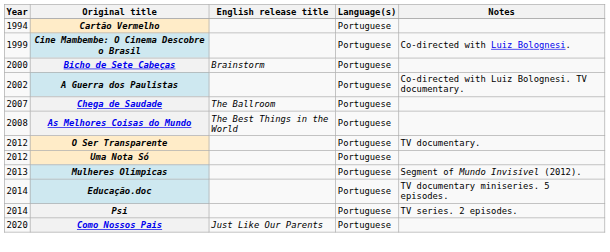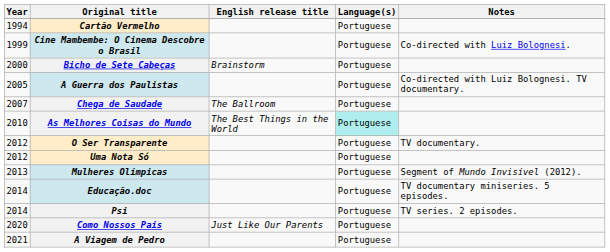(17, 84) 2002 -> (17, 84) 2005
(17, 123) 2008 -> (17, 123) 2010
(364, 123) no background -> (364, 123) paleturquoise background
+ row: (120, 240)
